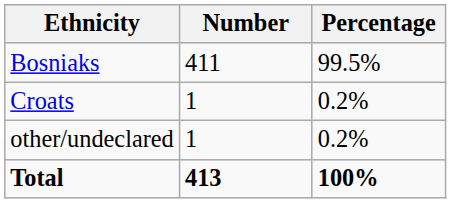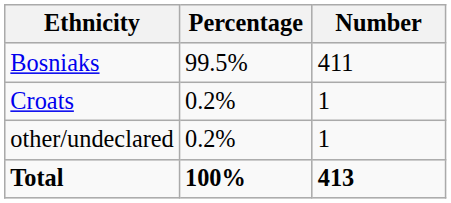columns swapped: (246, 23) <-> (379, 23)
